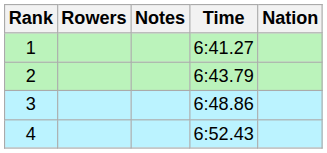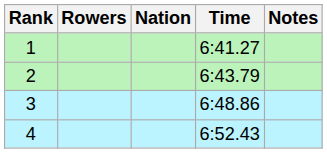columns swapped: (290, 18) <-> (160, 18)
